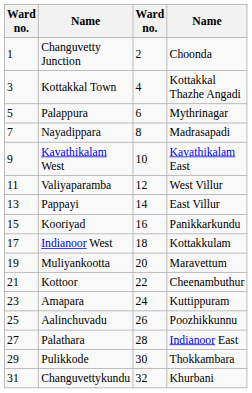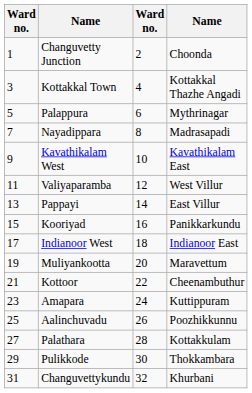(200, 243) Kottakkulam -> (204, 243) Indianoor East
(204, 339) Indianoor East -> (200, 339) Kottakkulam
